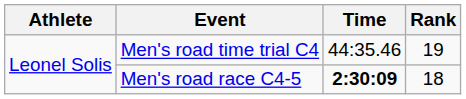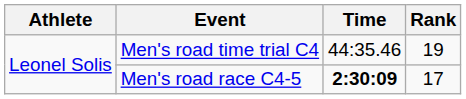(433, 80) 18 -> (433, 80) 17
